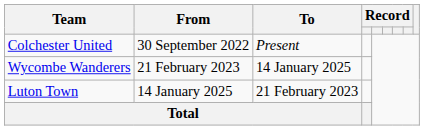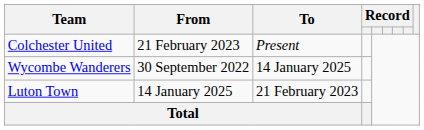(193, 45) 30 September 2022 -> (188, 45) 21 February 2023
(188, 68) 21 February 2023 -> (193, 68) 30 September 2022
